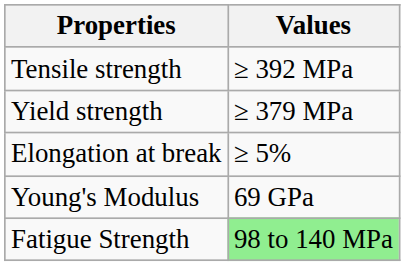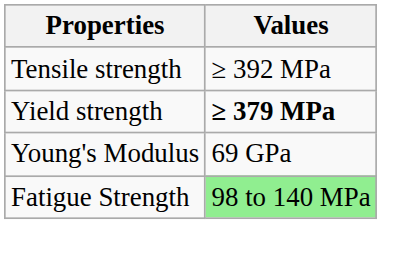(294, 111) normal -> (273, 111) bold
- row: (116, 153)
